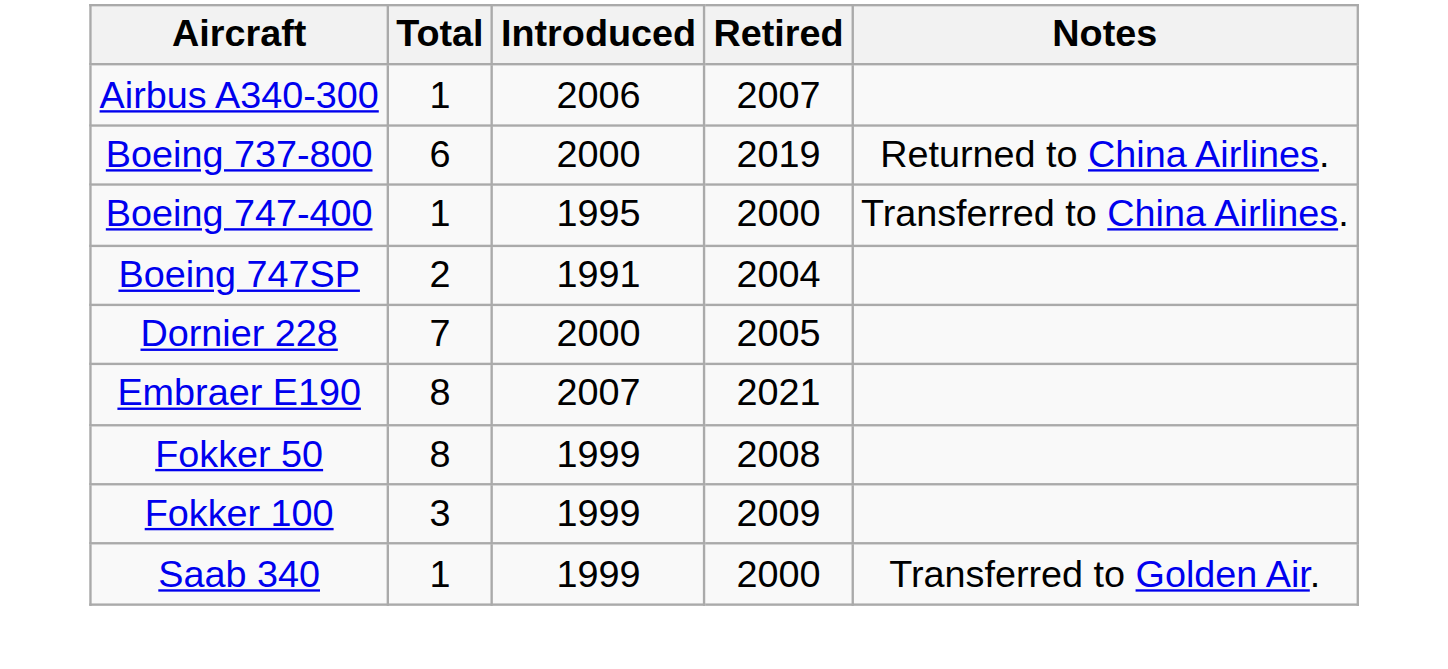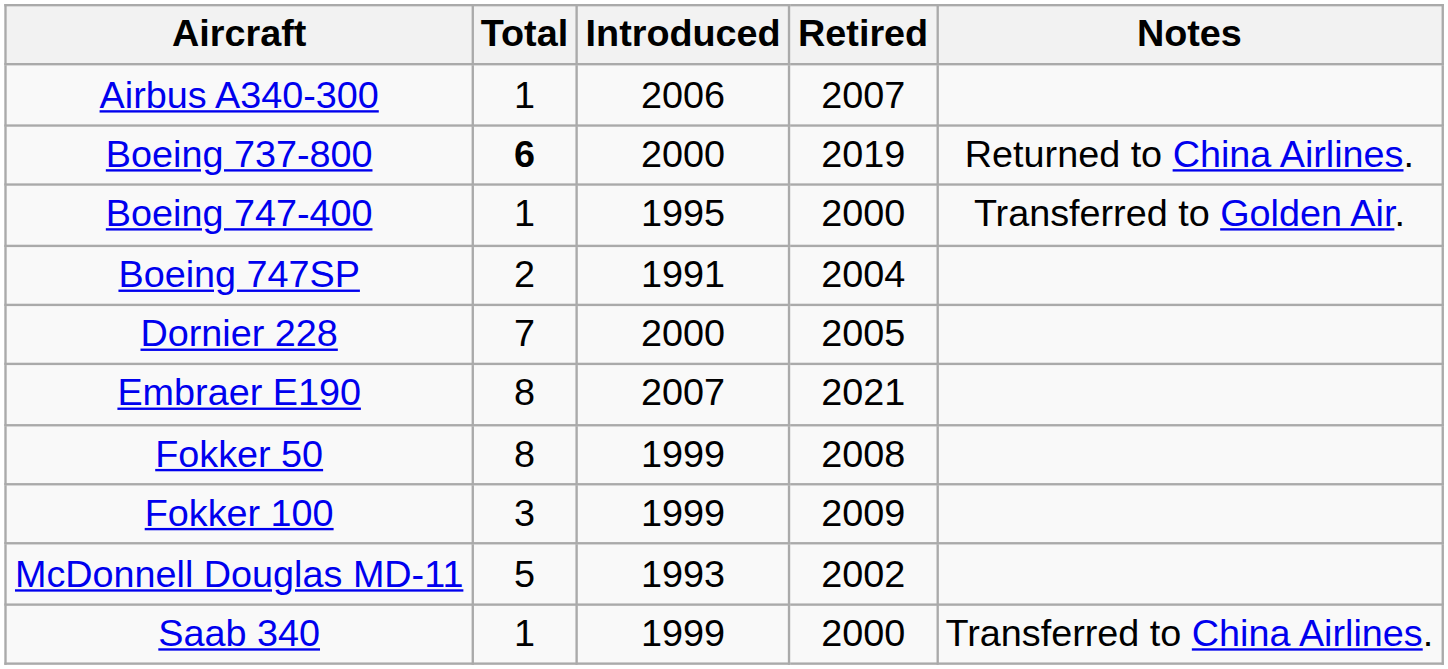(440, 154) normal -> (524, 154) bold
(1105, 214) Transferred to China Airlines. -> (1189, 214) Transferred to Golden Air.
+ row: (239, 573)
(1105, 573) Transferred to Golden Air. -> (1189, 633) Transferred to China Airlines.
